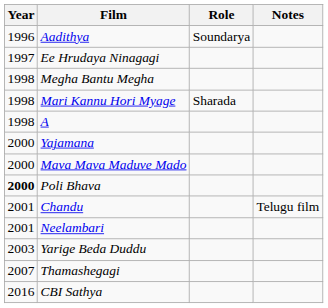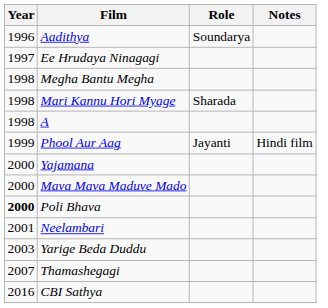+ row: (81, 143)
- row: (62, 206)
